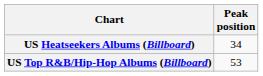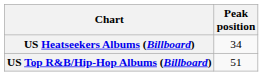(236, 62) 53 -> (236, 62) 51
